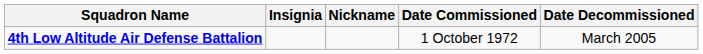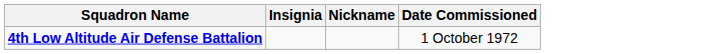- column: (619, 15)
